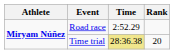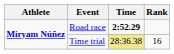(126, 27) normal -> (126, 27) bold
(157, 42) 20 -> (157, 42) 16
